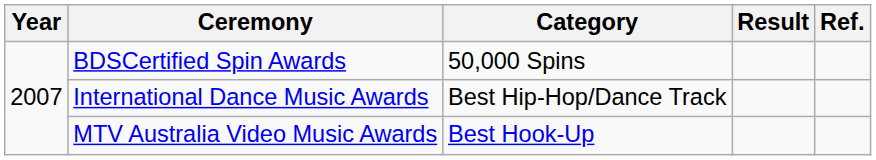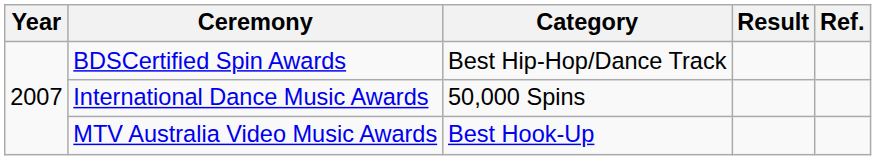(517, 60) 50,000 Spins -> (587, 60) Best Hip-Hop/Dance Track
(587, 97) Best Hip-Hop/Dance Track -> (517, 97) 50,000 Spins
